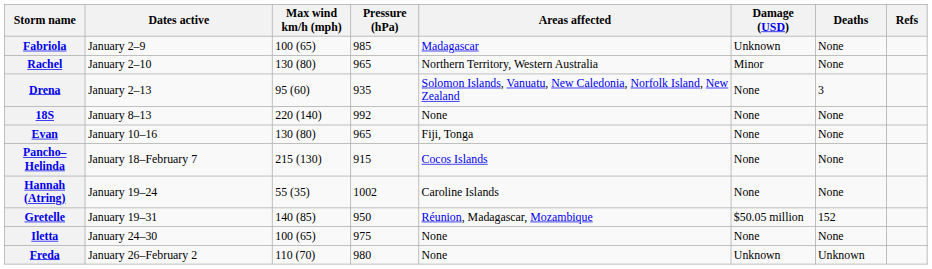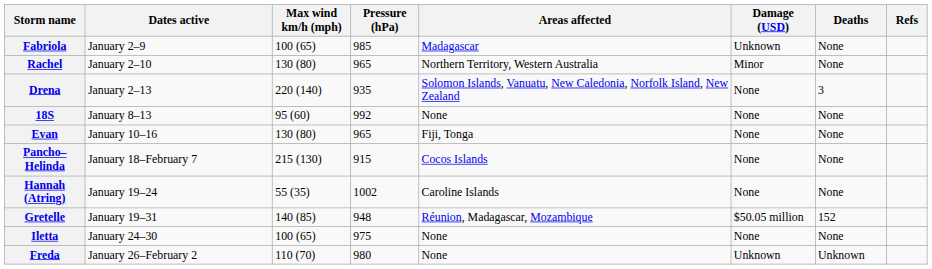(293, 90) 95 (60) -> (298, 90) 220 (140)
(298, 115) 220 (140) -> (293, 115) 95 (60)
(362, 217) 950 -> (362, 217) 948
